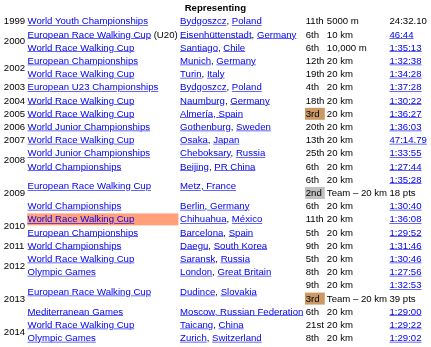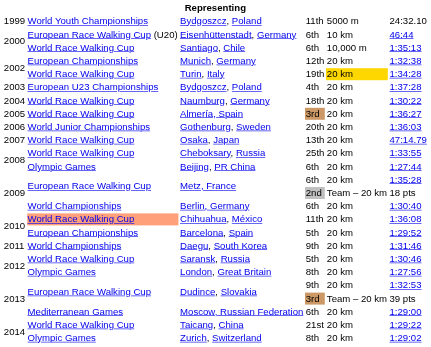(340, 74) no background -> (340, 74) gold background
(89, 153) World Junior Championships -> (81, 153) World Race Walking Cup
(74, 166) World Championships -> (62, 166) Olympic Games
